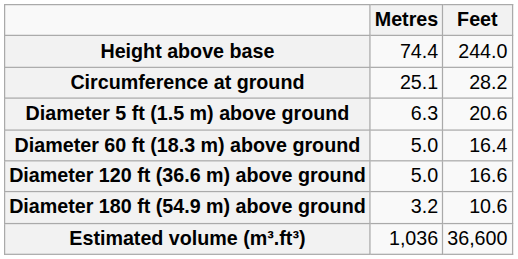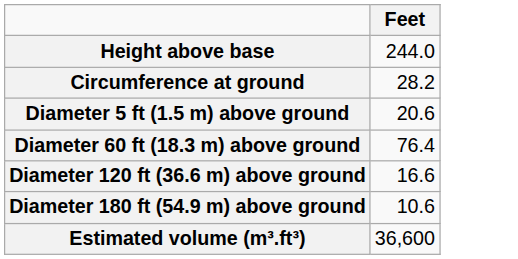- column: (406, 20)
(488, 144) 16.4 -> (416, 144) 76.4
